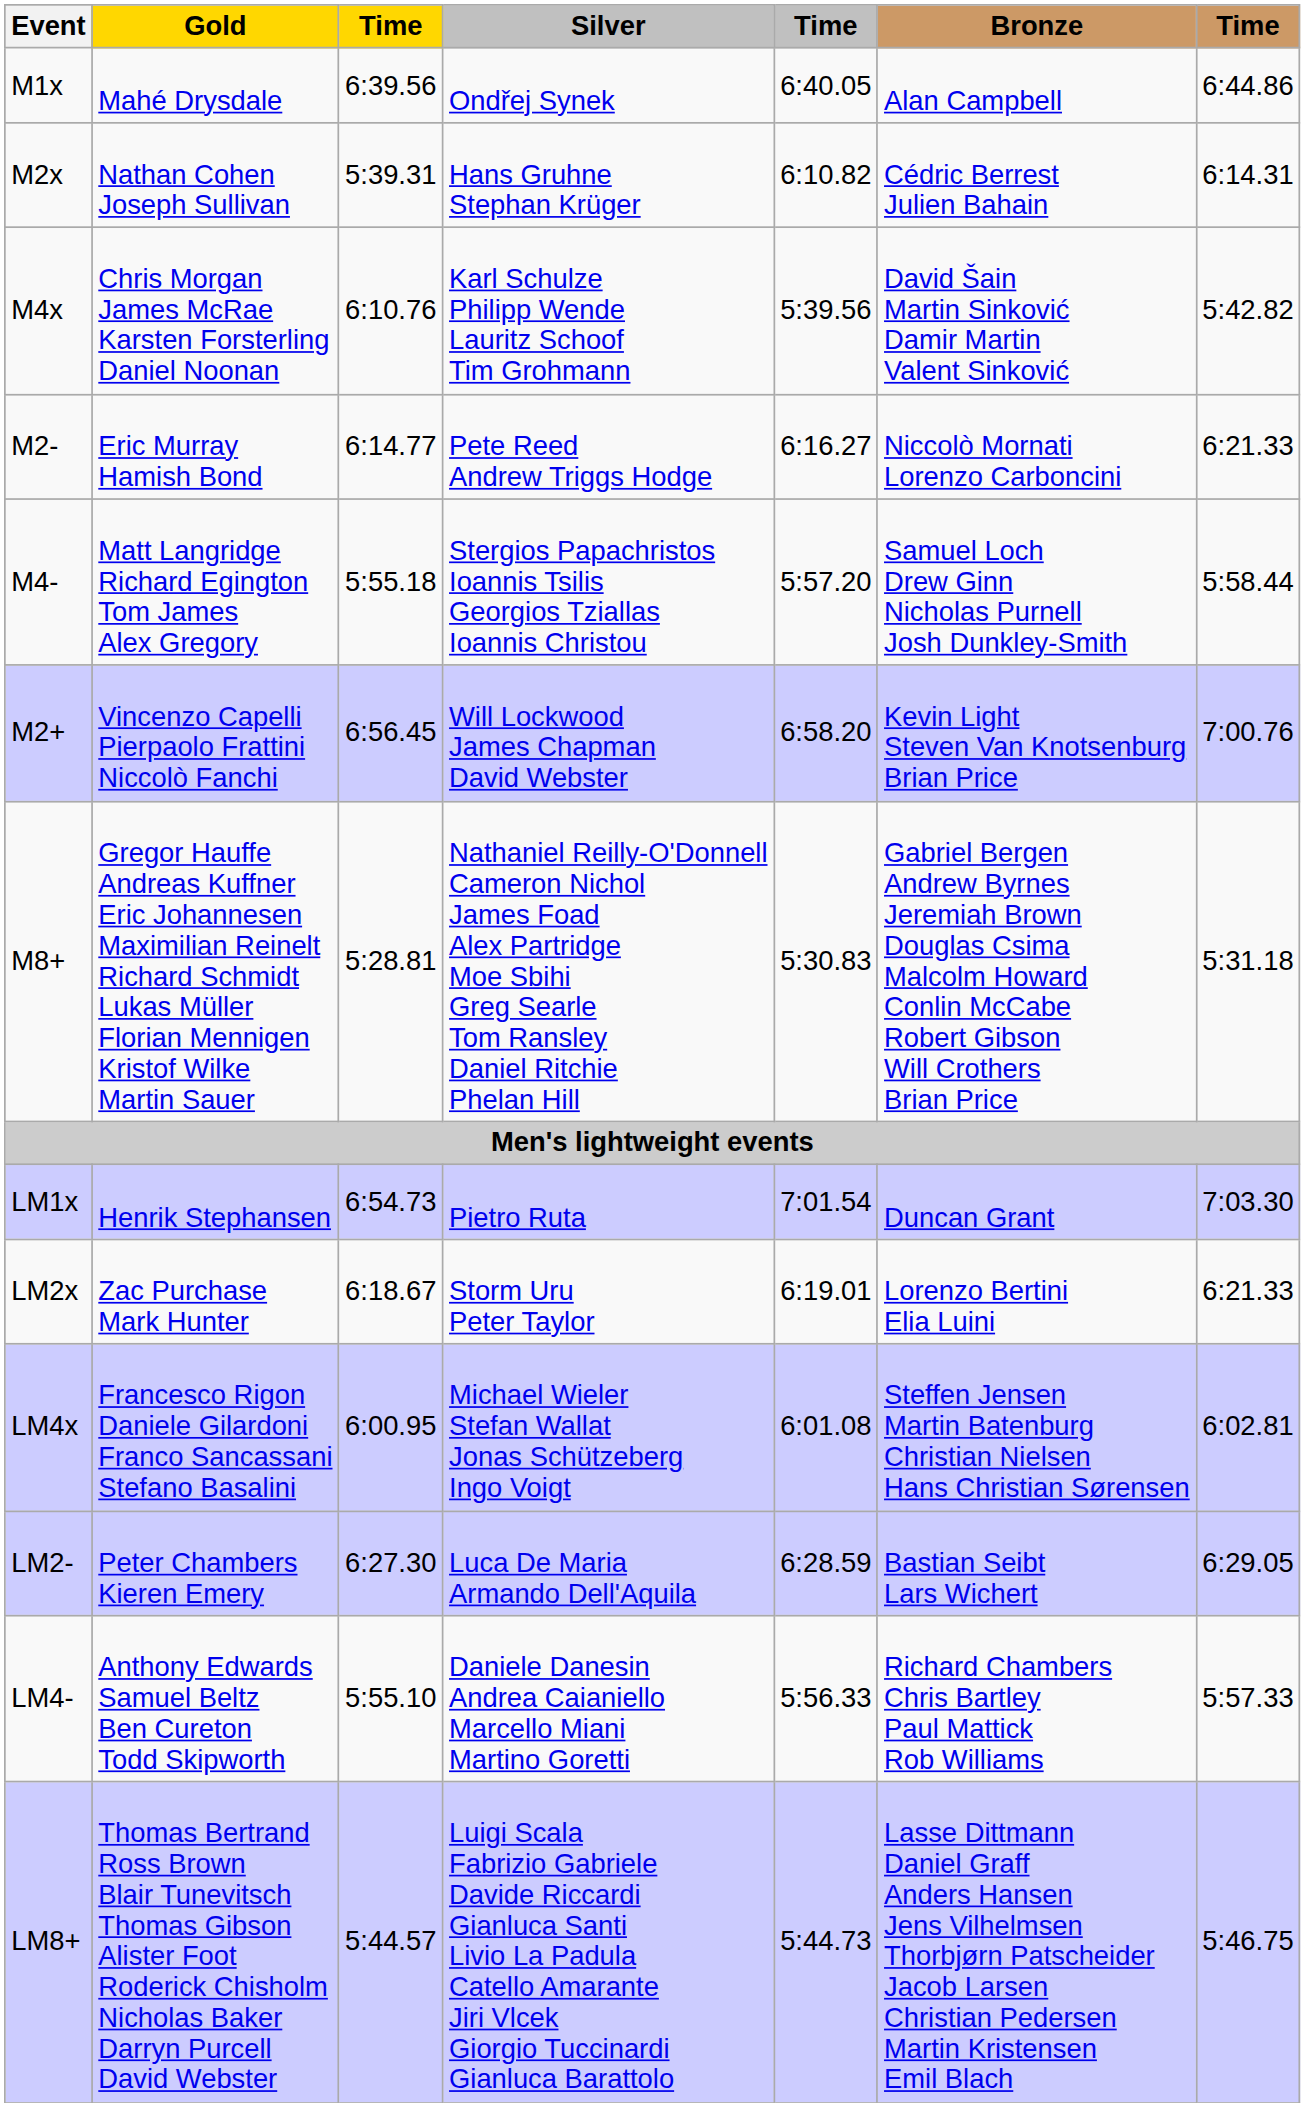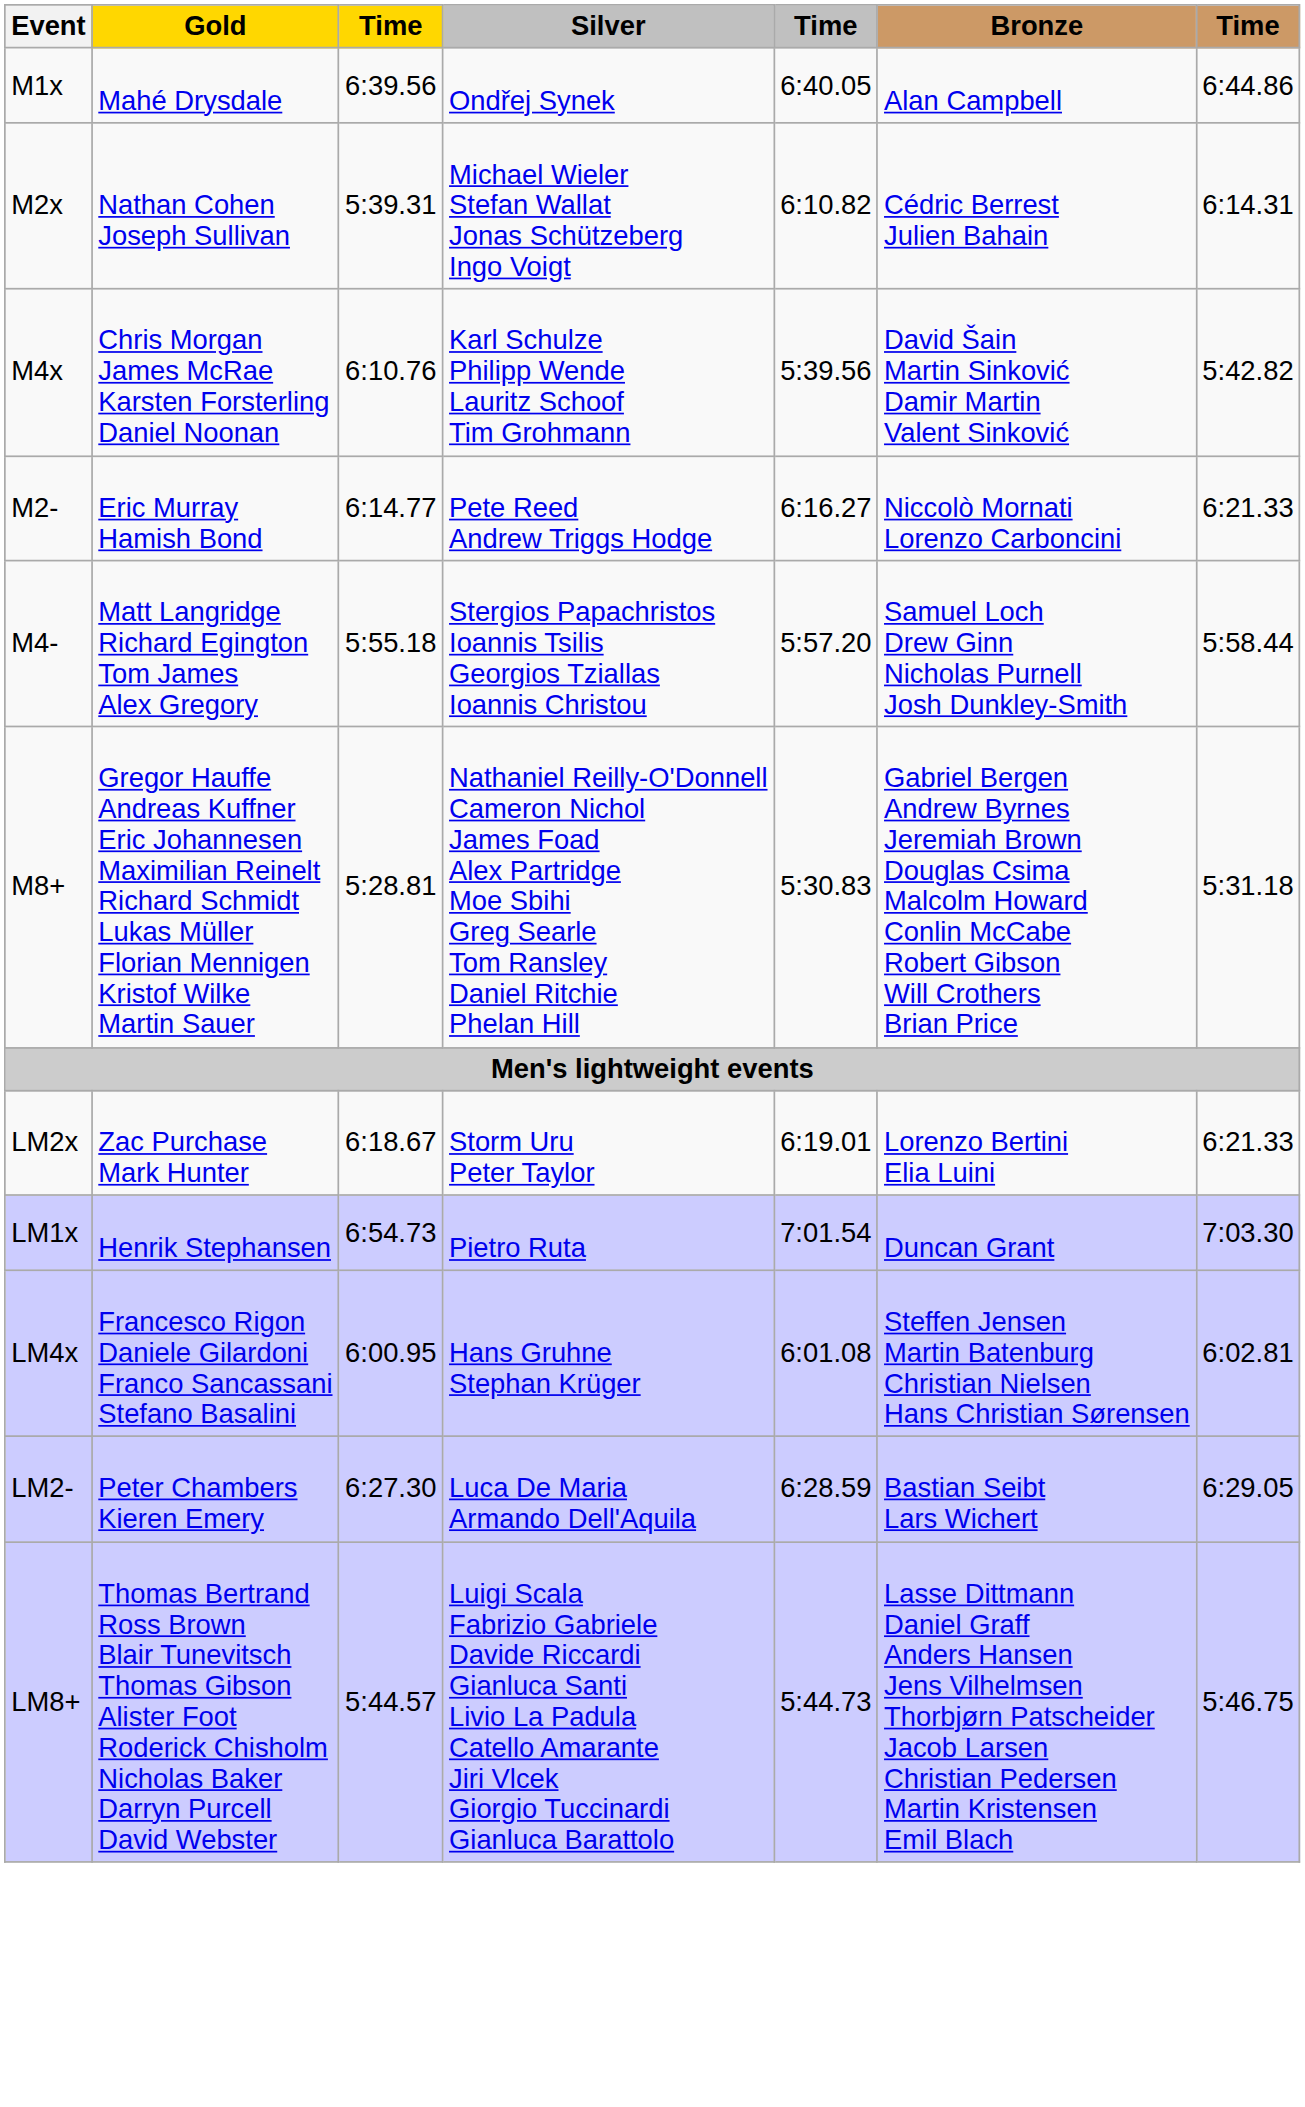(545, 189) Hans Gruhne Stephan Krüger -> (566, 220) Michael Wieler Stefan Wallat Jonas Schützeberg Ingo Voigt
- row: (38, 732)
rows swapped: (45, 1201) <-> (45, 1291)
(566, 1442) Michael Wieler Stefan Wallat Jonas Schützeberg Ingo Voigt -> (545, 1368) Hans Gruhne Stephan Krüger
- row: (42, 1698)
